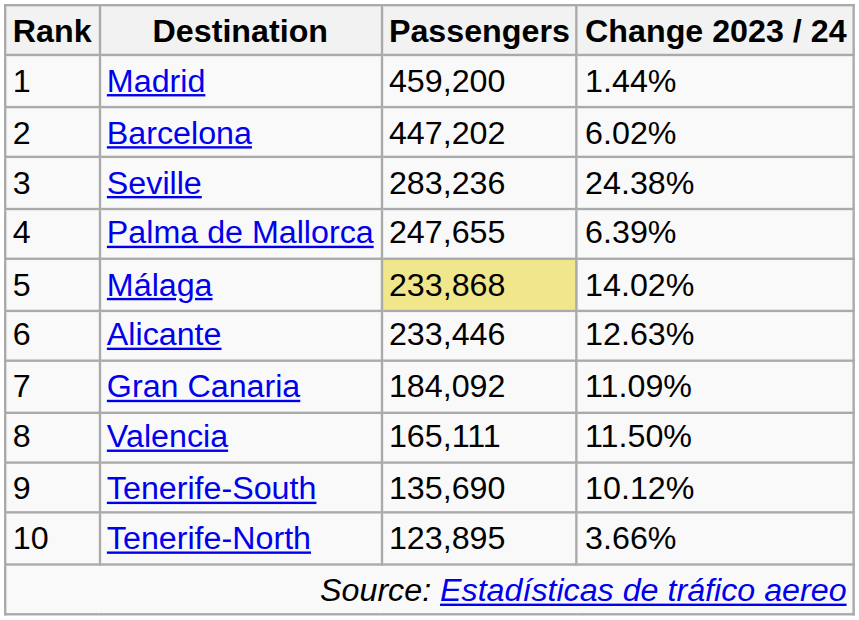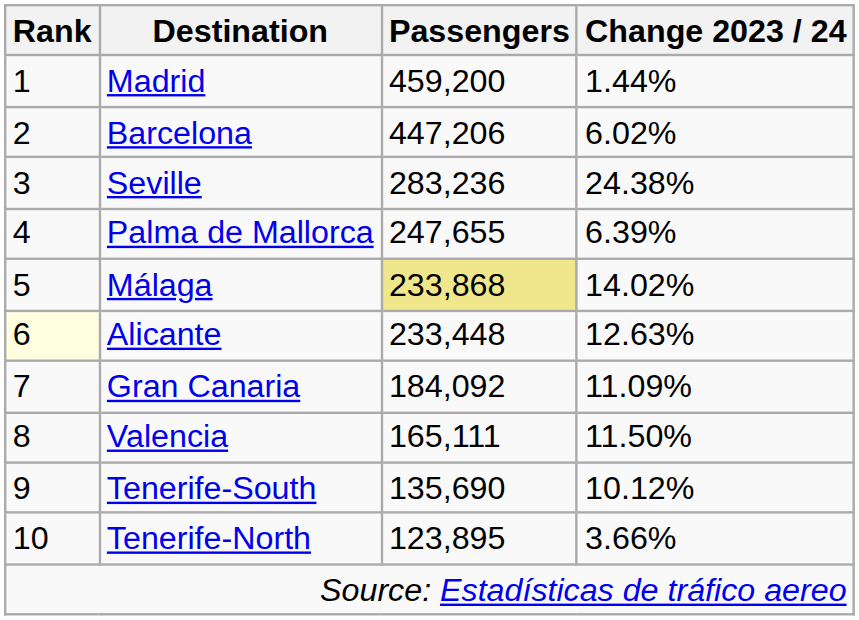(447, 132) 447,202 -> (447, 132) 447,206
(22, 335) no background -> (22, 335) lightyellow background
(447, 335) 233,446 -> (447, 335) 233,448
